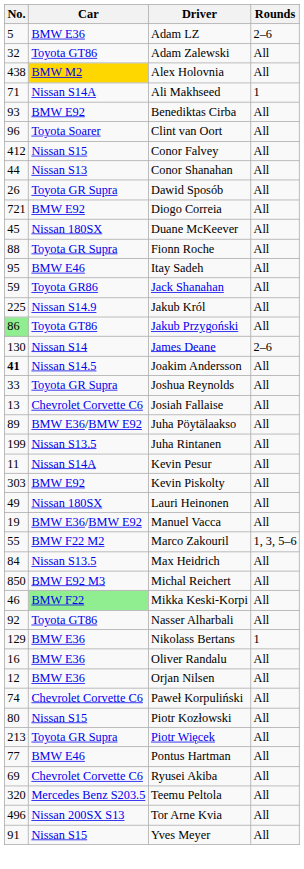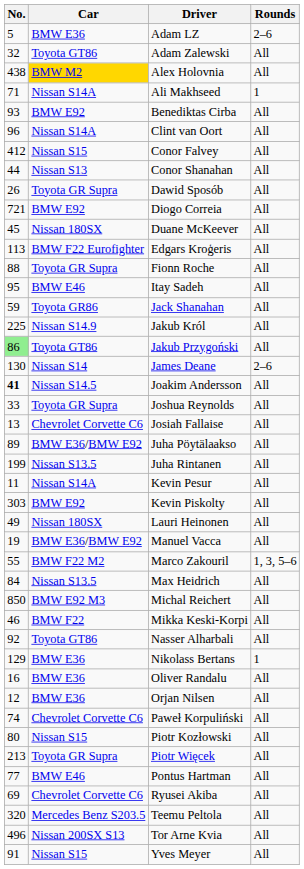(66, 131) Toyota Soarer -> (64, 131) Nissan S14A
+ row: (191, 248)
(58, 600) lightgreen background -> (58, 619) no background
